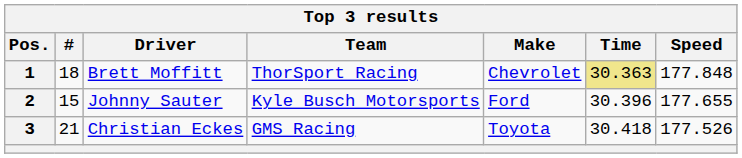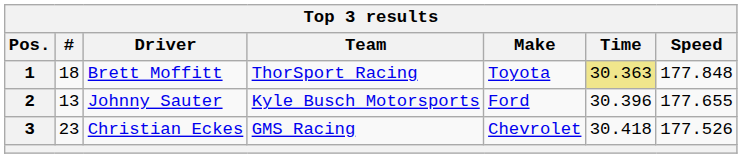(535, 75) Chevrolet -> (519, 75) Toyota
(69, 103) 15 -> (69, 103) 13
(69, 131) 21 -> (69, 131) 23
(519, 131) Toyota -> (535, 131) Chevrolet
